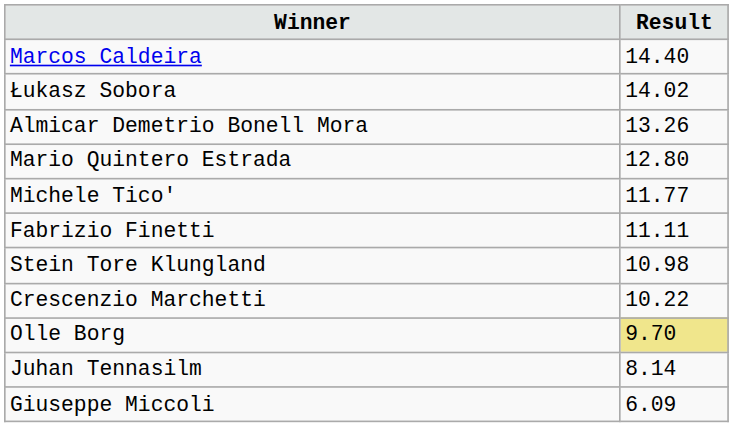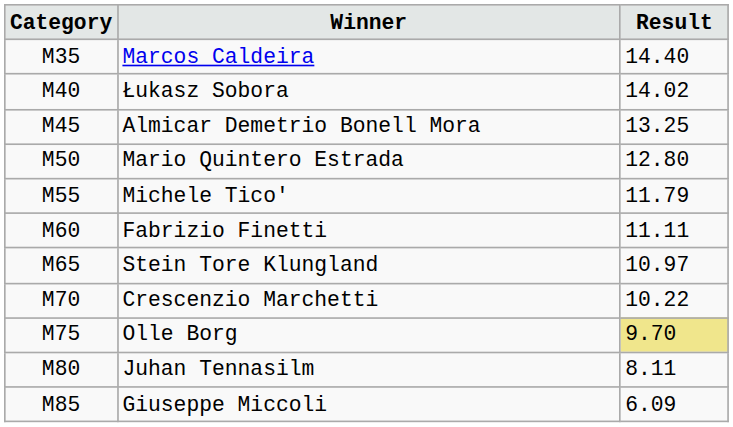+ column: (61, 22)
(657, 126) 13.26 -> (657, 126) 13.25
(657, 196) 11.77 -> (657, 196) 11.79
(657, 265) 10.98 -> (657, 265) 10.97
(651, 370) 8.14 -> (651, 370) 8.11
